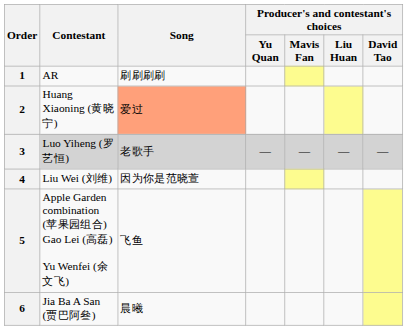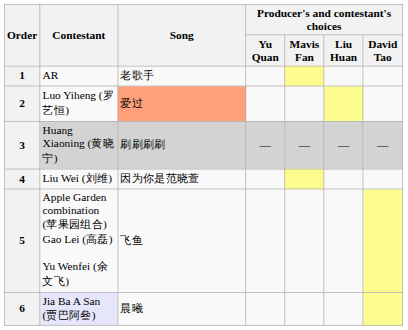(143, 75) 刷刷刷刷 -> (137, 75) 老歌手
(78, 109) Huang Xiaoning (黄晓宁) -> (78, 103) Luo Yiheng (罗艺恒)
(78, 151) Luo Yiheng (罗艺恒) -> (78, 144) Huang Xiaoning (黄晓宁)
(137, 151) 老歌手 -> (143, 144) 刷刷刷刷
(71, 308) no background -> (71, 308) lavender background
